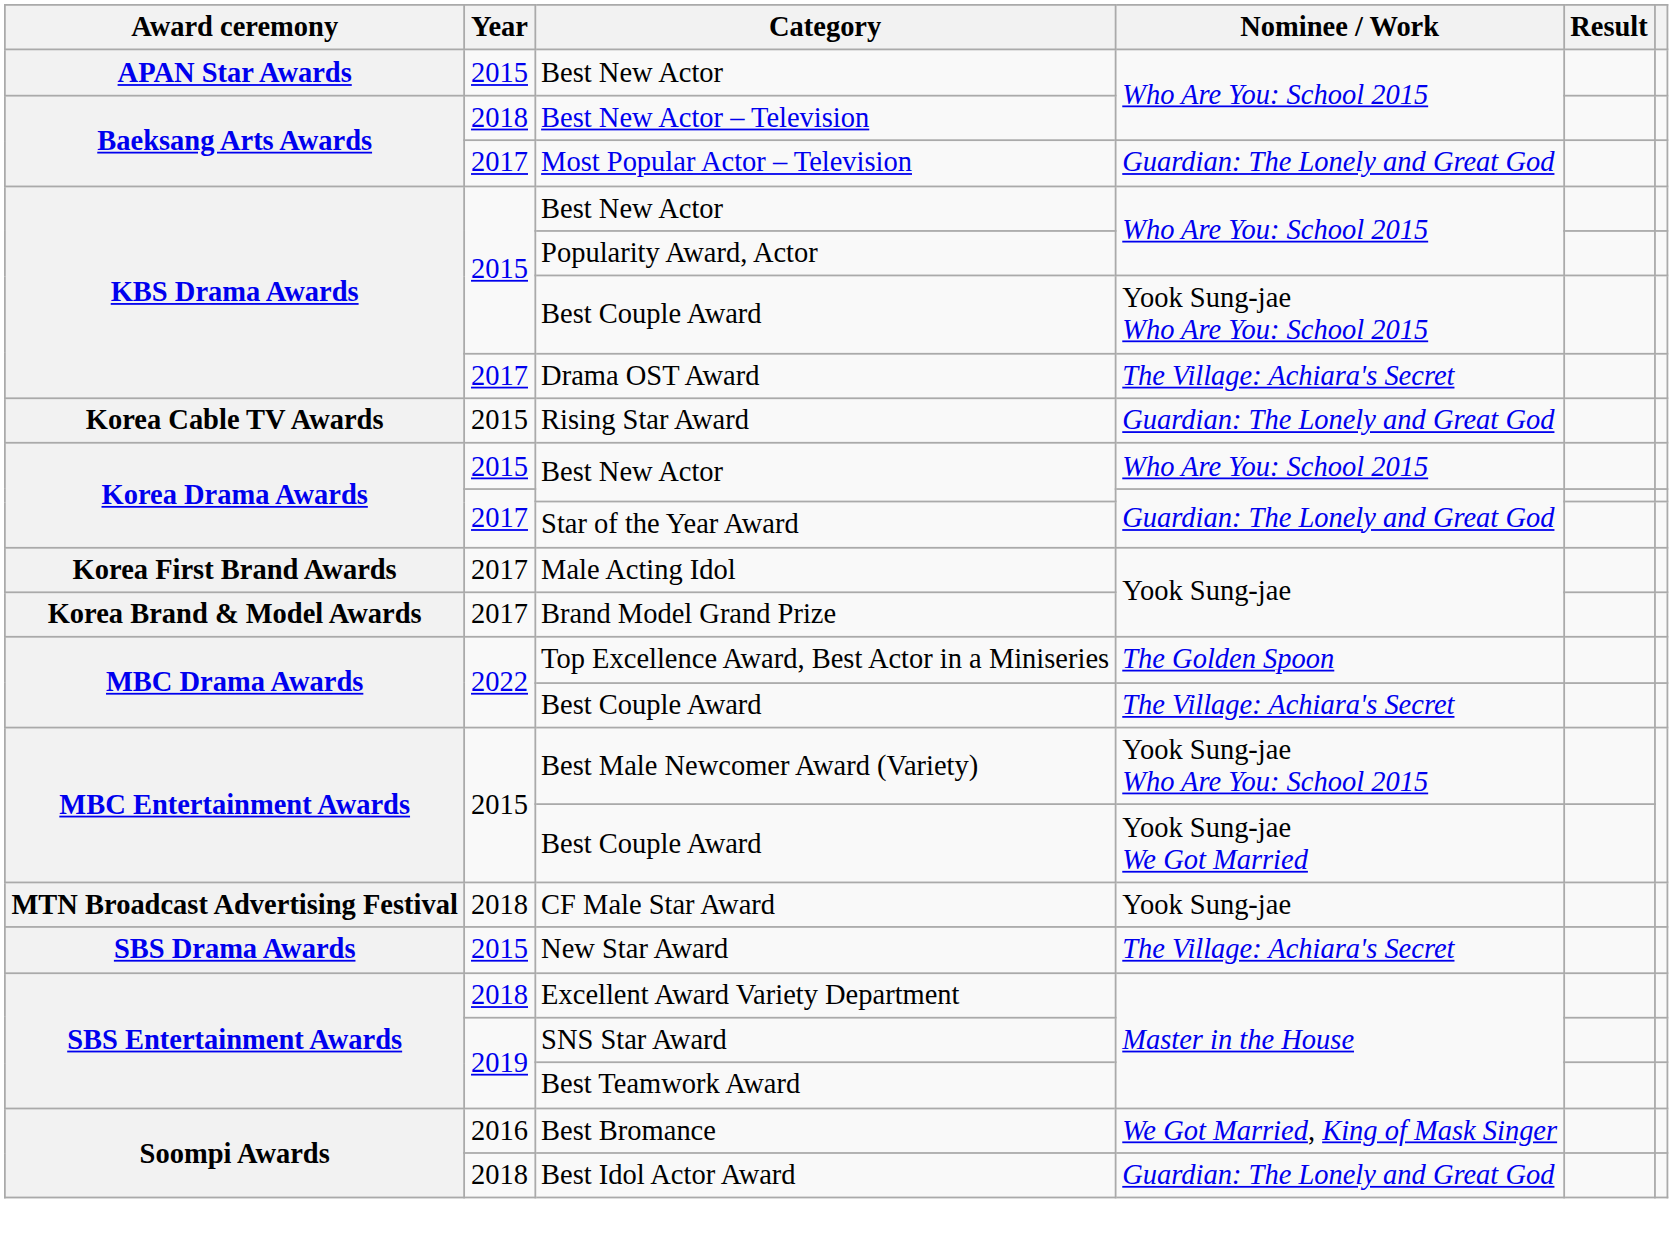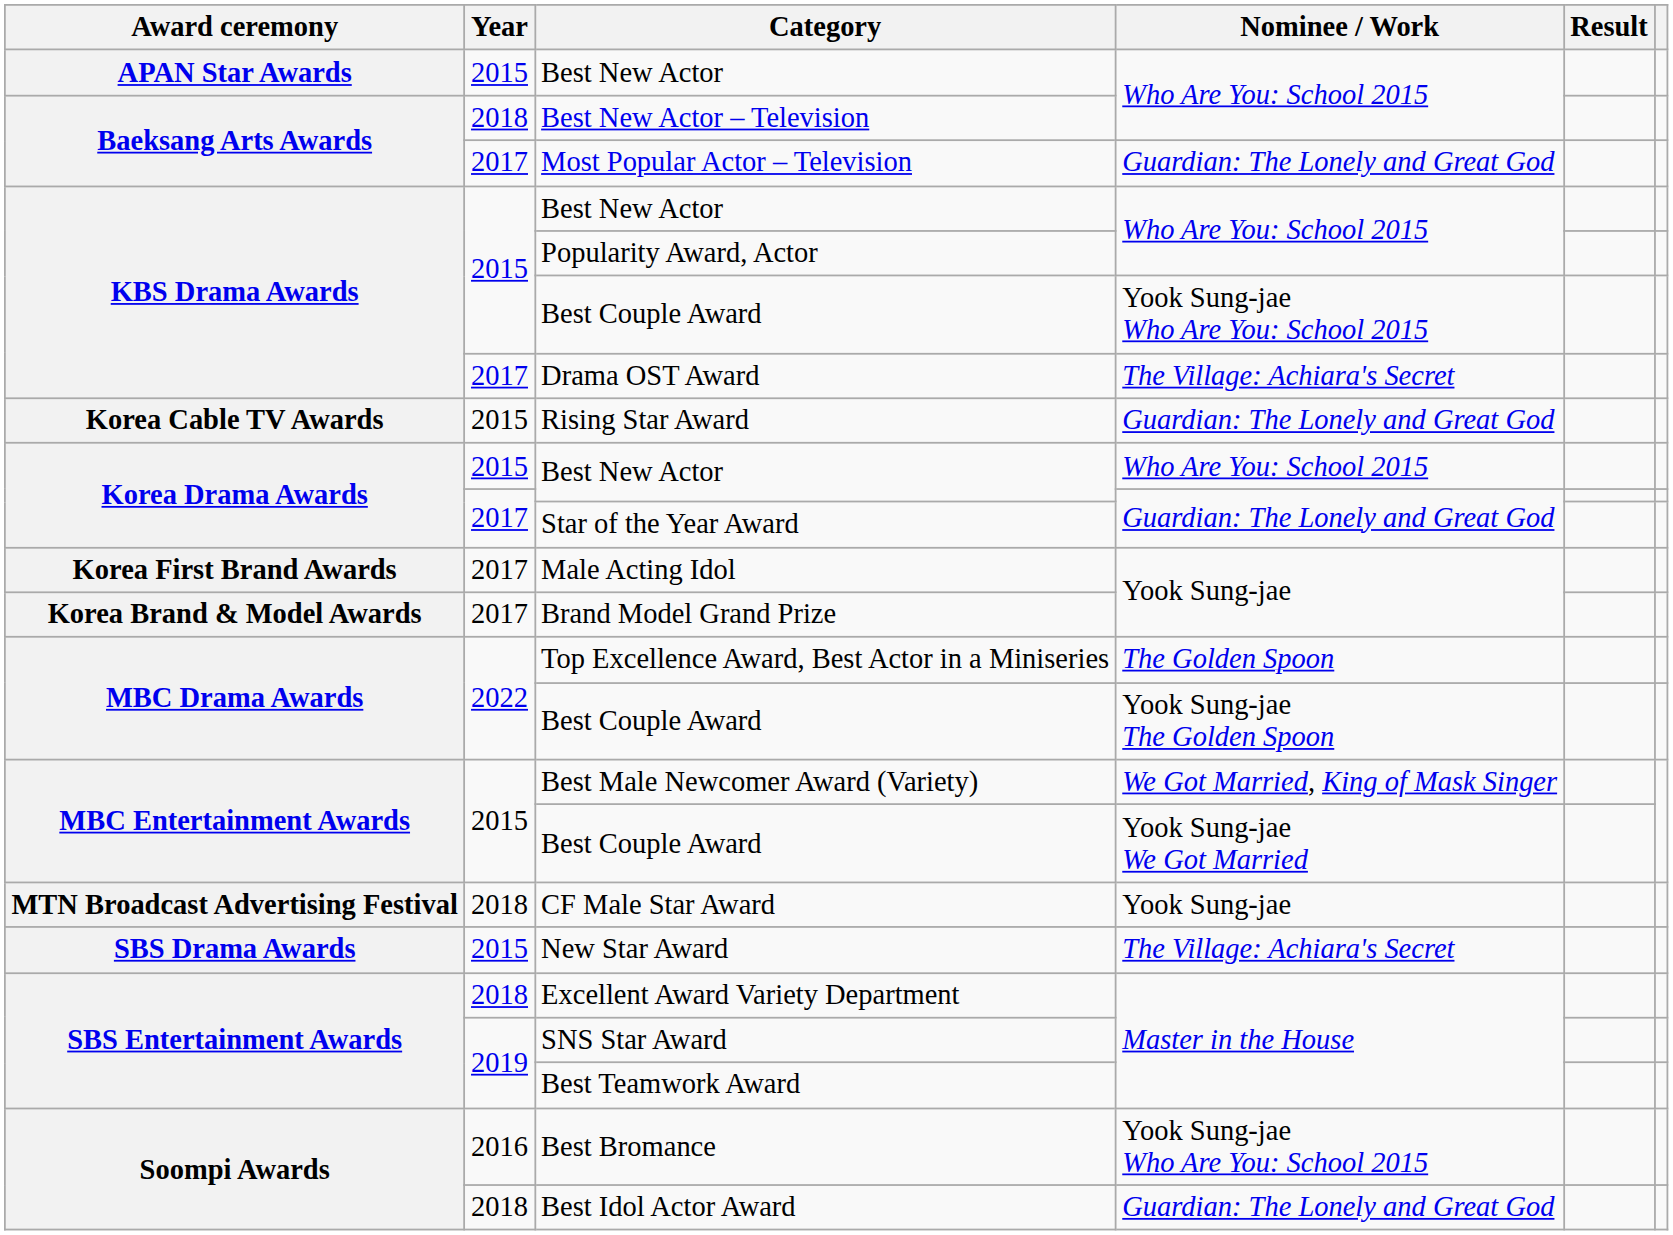(1288, 704) The Village: Achiara's Secret -> (1228, 720) Yook Sung-jae The Golden Spoon
(1275, 765) Yook Sung-jae Who Are You: School 2015 -> (1340, 781) We Got Married, King of Mask Singer
(1340, 1130) We Got Married, King of Mask Singer -> (1275, 1146) Yook Sung-jae Who Are You: School 2015
